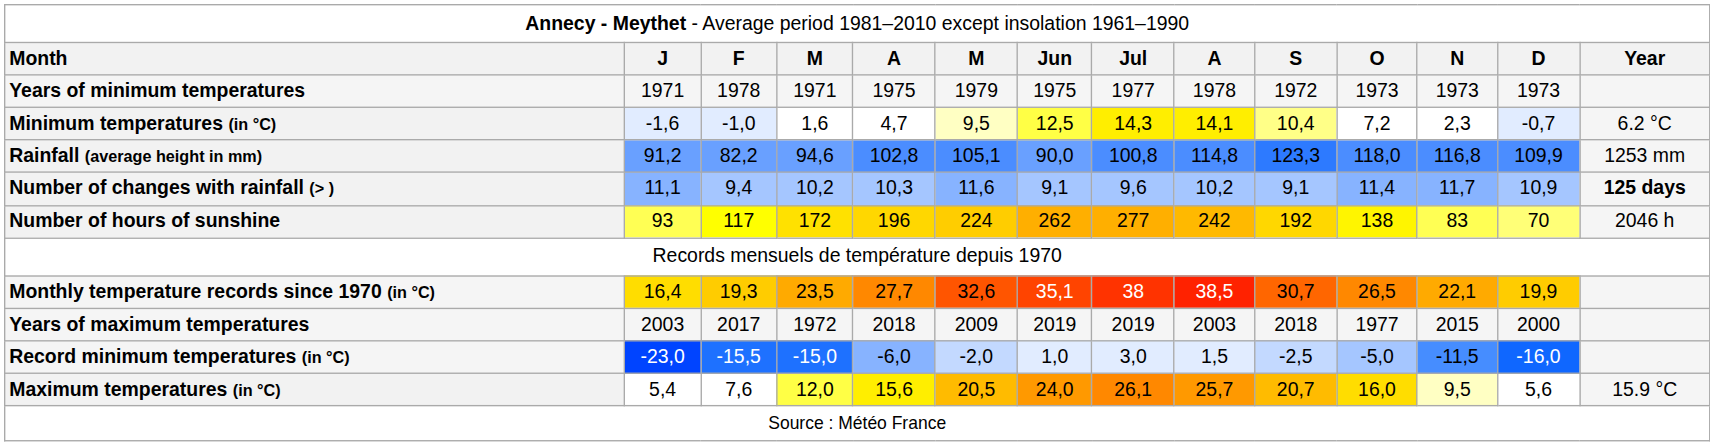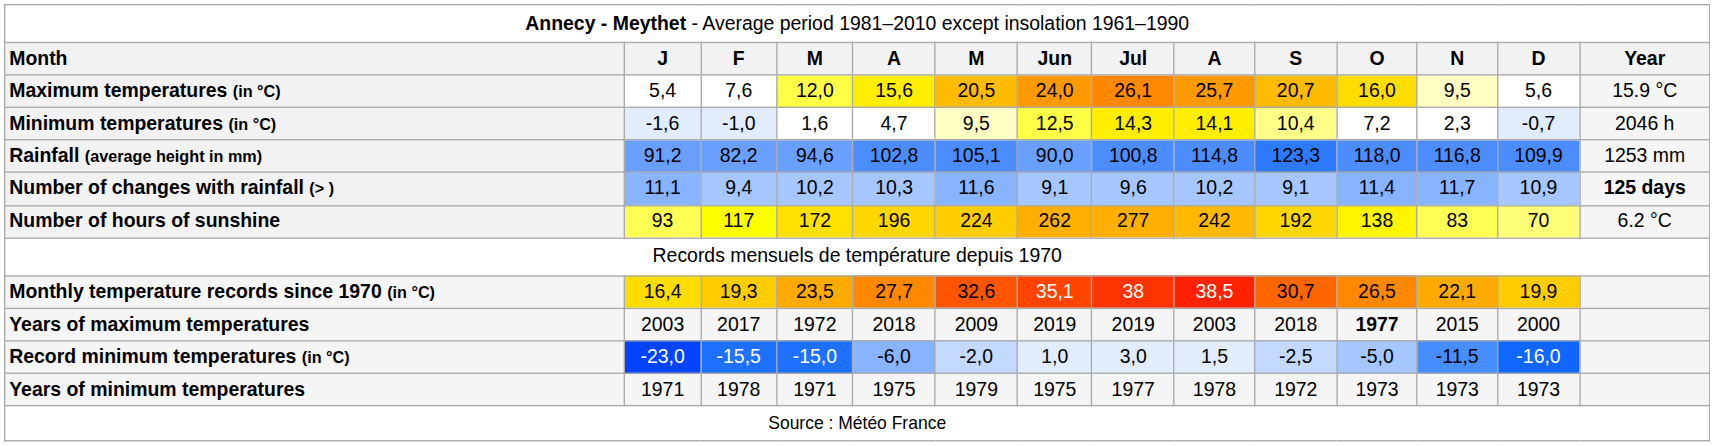rows swapped: (145, 389) <-> (157, 91)
(1645, 123) 6.2 °C -> (1645, 123) 2046 h
(1645, 221) 2046 h -> (1645, 221) 6.2 °C
(1377, 324) normal -> (1377, 324) bold
